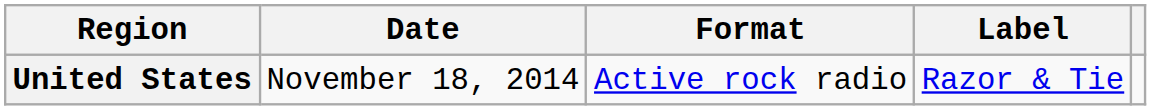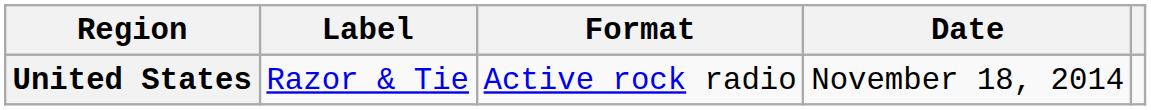columns swapped: (423, 30) <-> (1023, 30)
